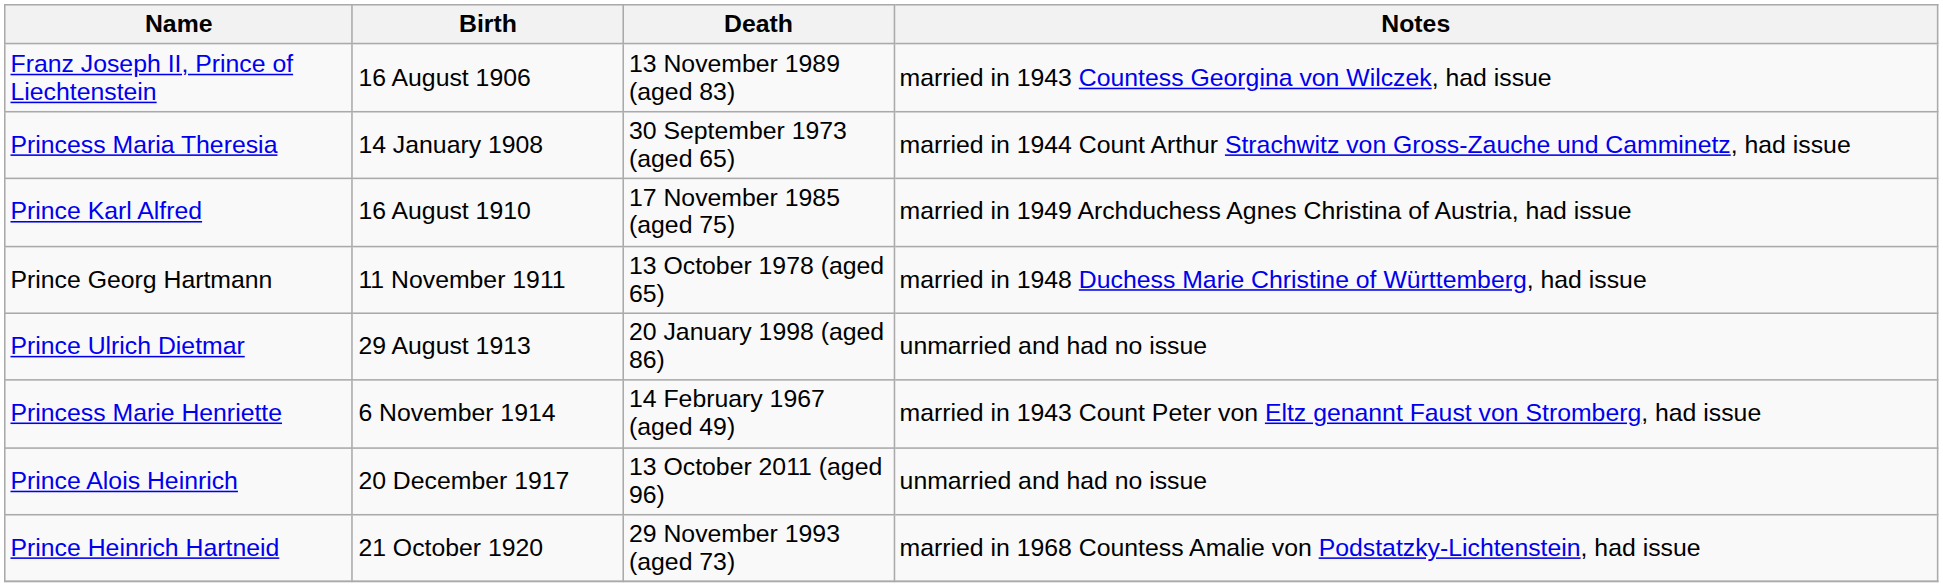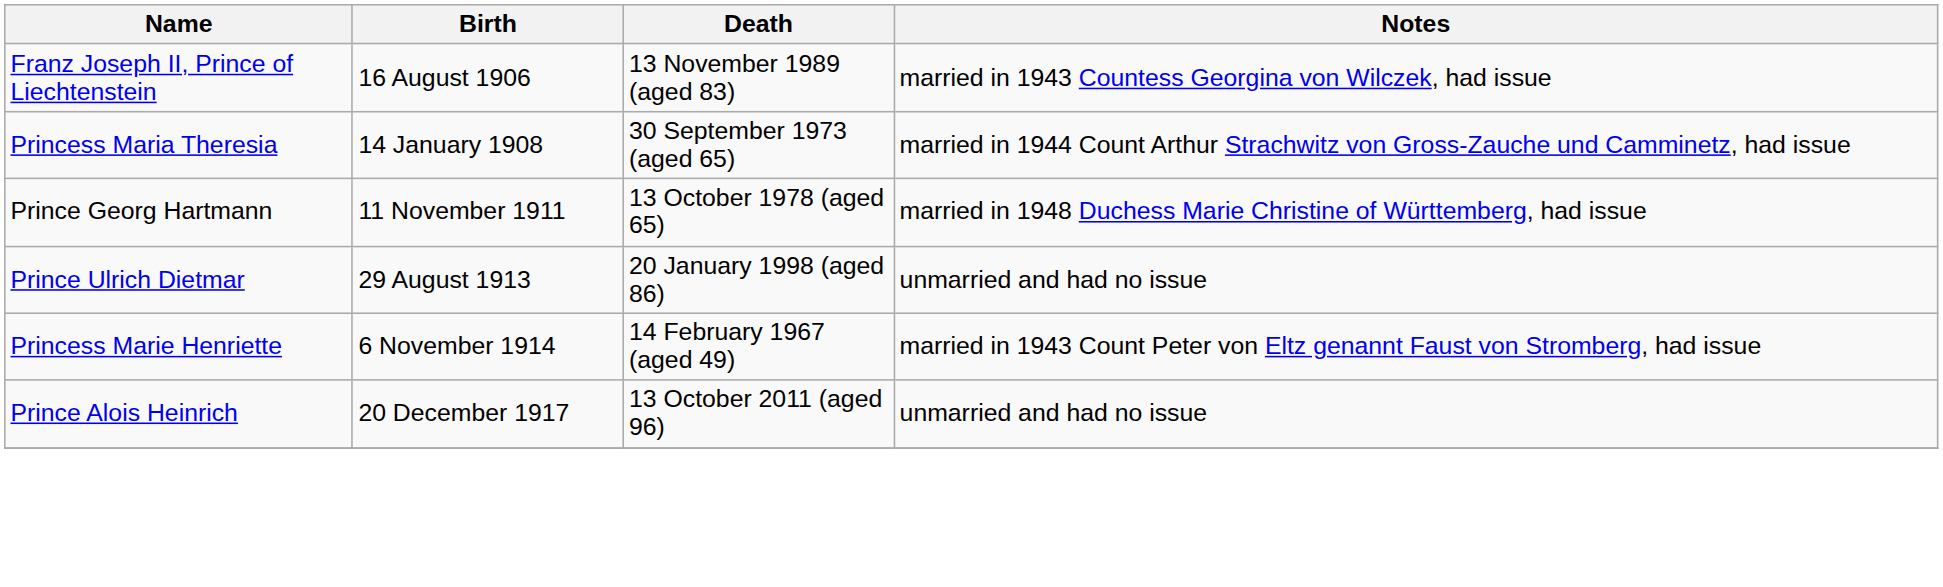- row: (106, 211)
- row: (145, 548)
